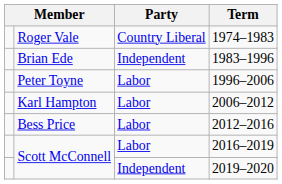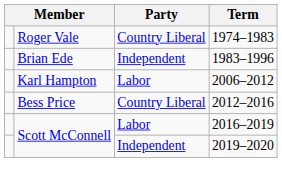- row: (243, 80)
(134, 124) Labor -> (162, 102) Country Liberal
